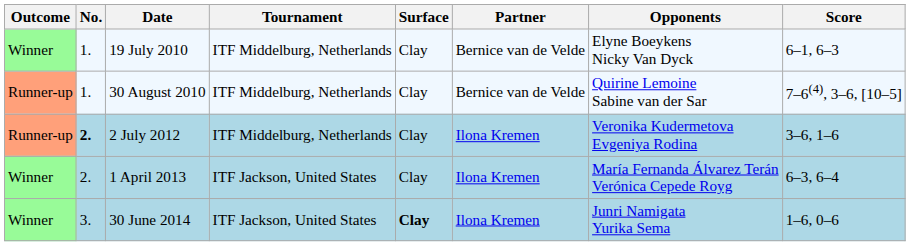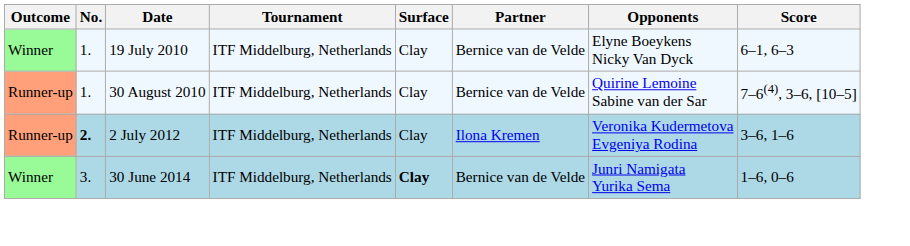- row: (148, 176)
(295, 219) ITF Jackson, United States -> (302, 176) ITF Middelburg, Netherlands
(498, 219) Ilona Kremen -> (520, 176) Bernice van de Velde
